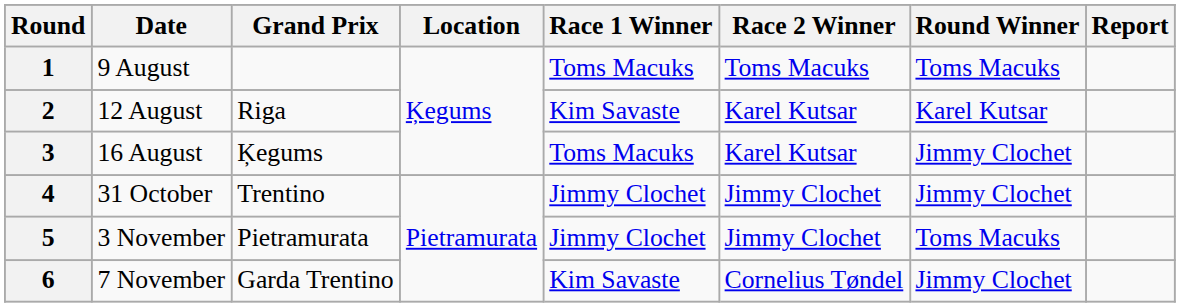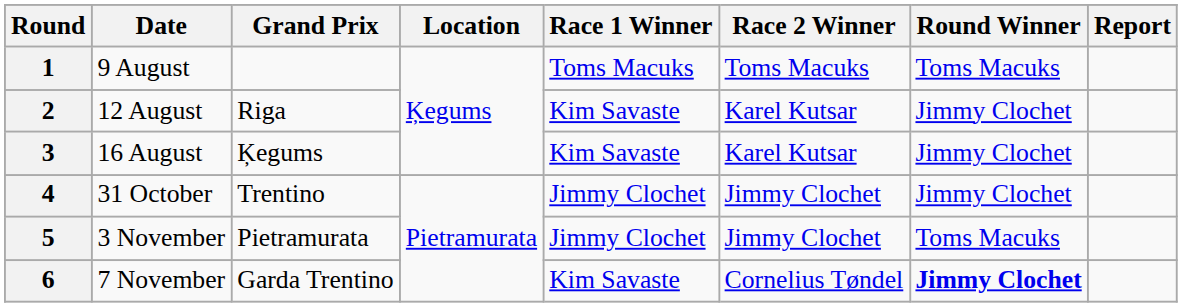(981, 110) Karel Kutsar -> (994, 110) Jimmy Clochet
(622, 152) Toms Macuks -> (615, 152) Kim Savaste
(994, 279) normal -> (999, 279) bold
